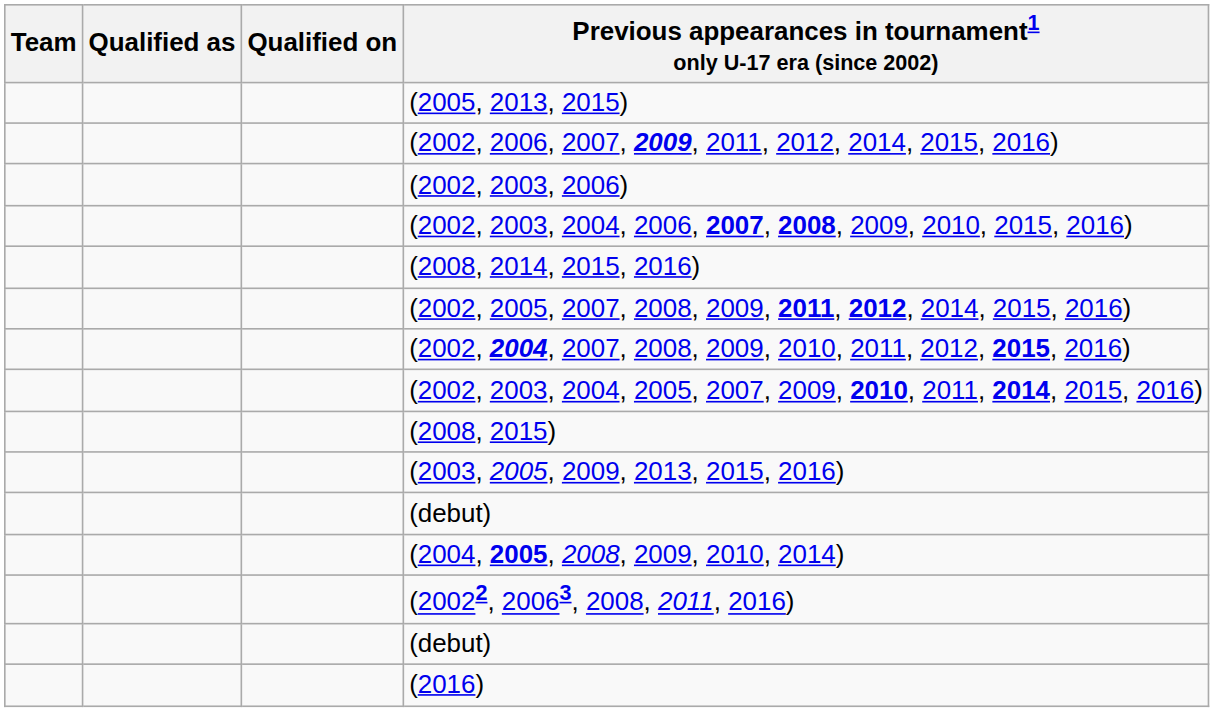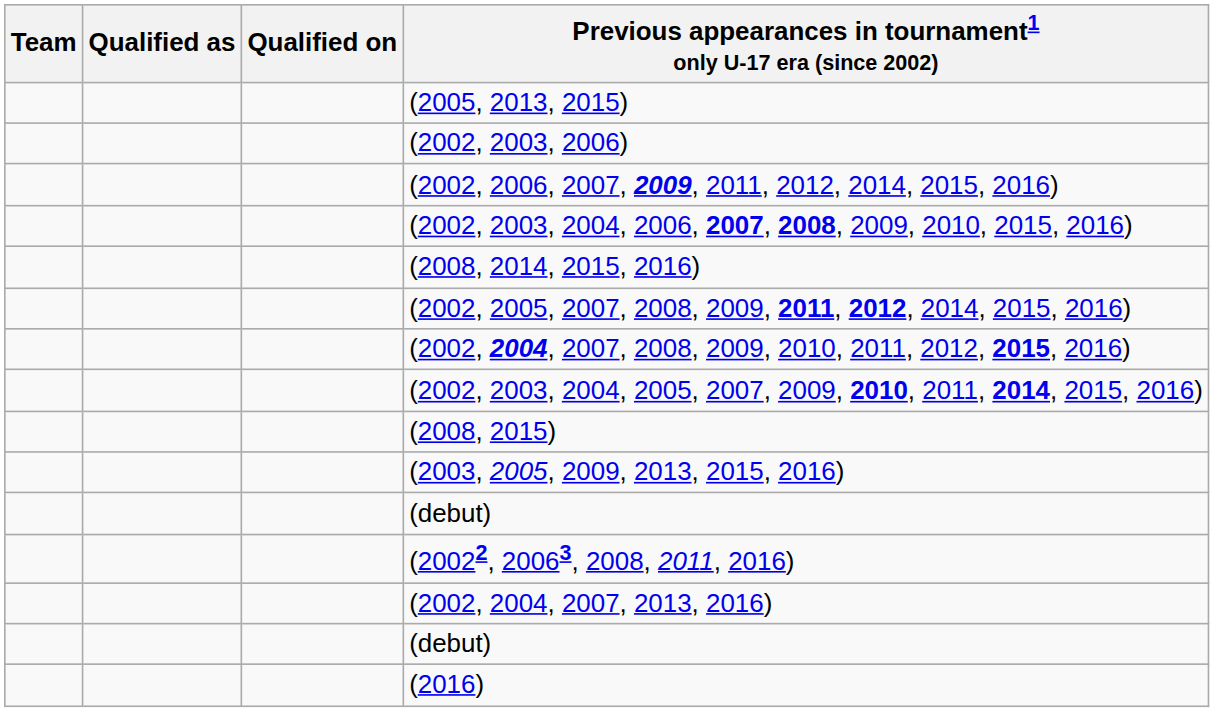rows swapped: (44, 144) <-> (44, 185)
- row: (44, 555)
+ row: (44, 603)
